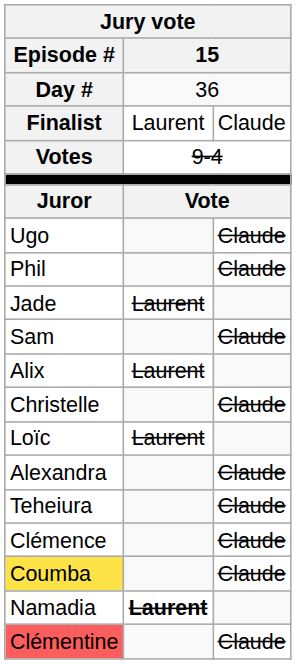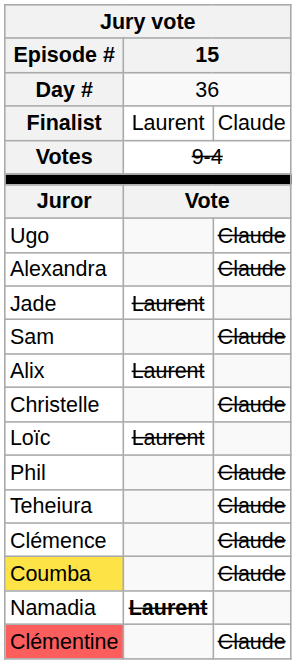rows swapped: (28, 269) <-> (58, 472)
